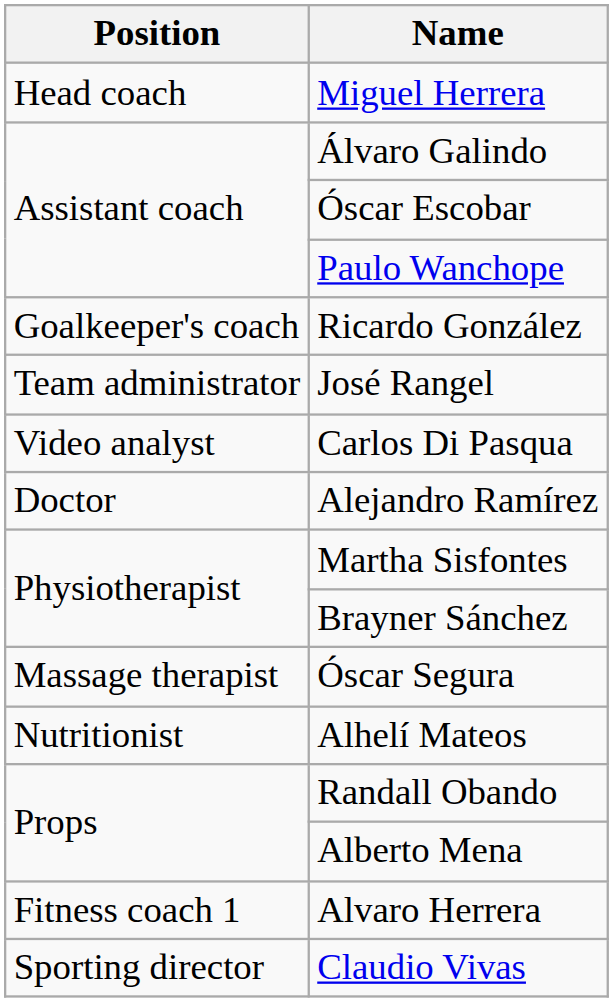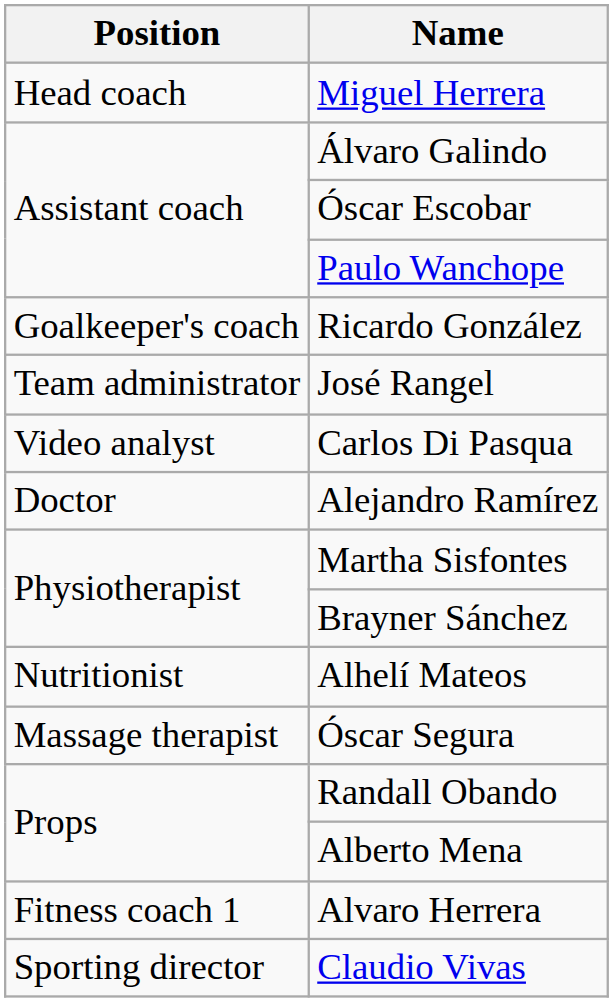rows swapped: (422, 734) <-> (416, 675)
